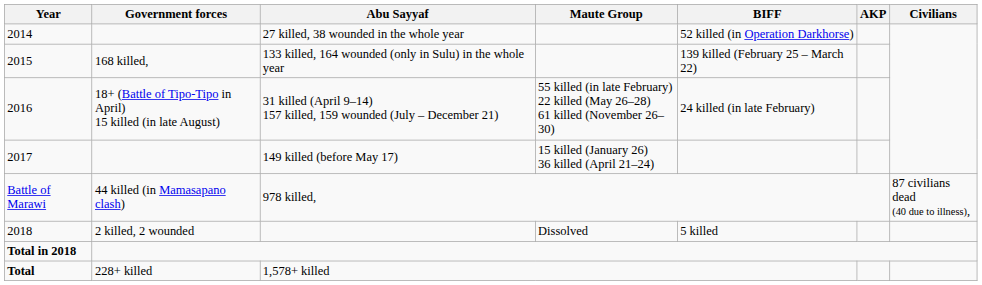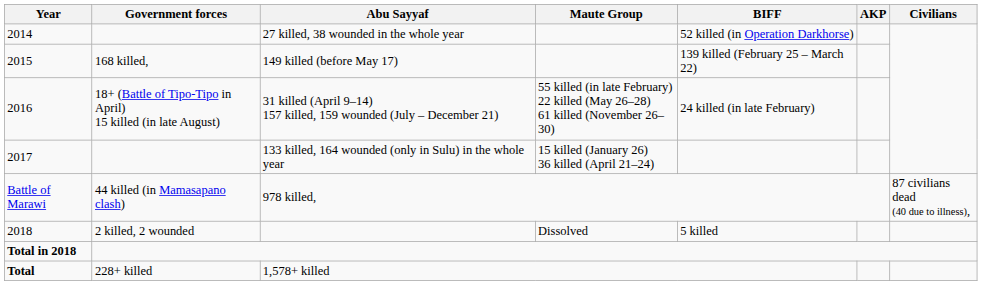(393, 61) 133 killed, 164 wounded (only in Sulu) in the whole year -> (330, 61) 149 killed (before May 17)
(330, 156) 149 killed (before May 17) -> (393, 156) 133 killed, 164 wounded (only in Sulu) in the whole year
